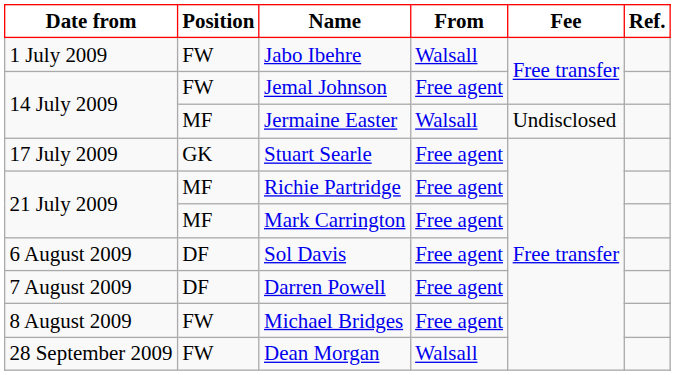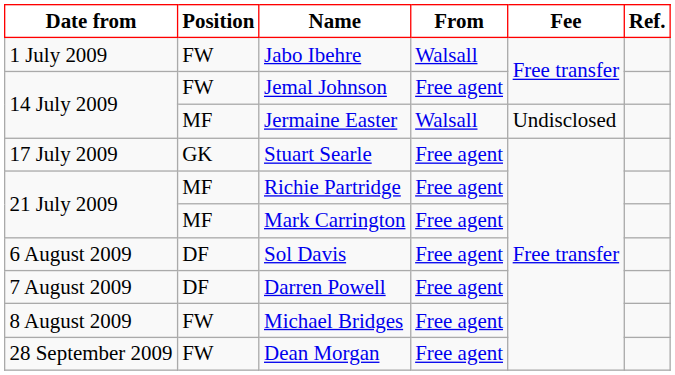(446, 353) Walsall -> (459, 353) Free agent
